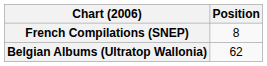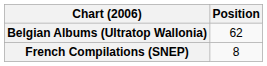rows swapped: (107, 33) <-> (107, 52)
